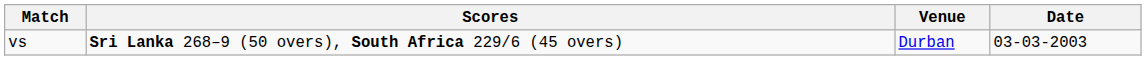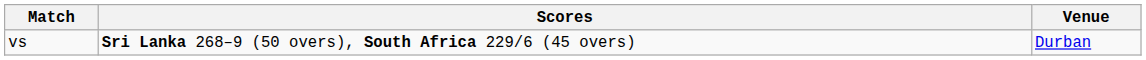- column: (1065, 17)
